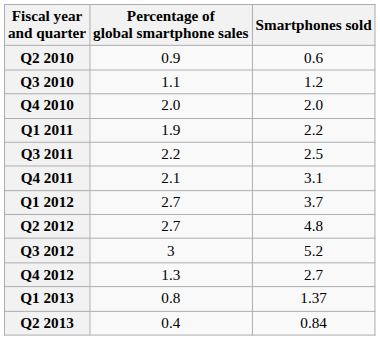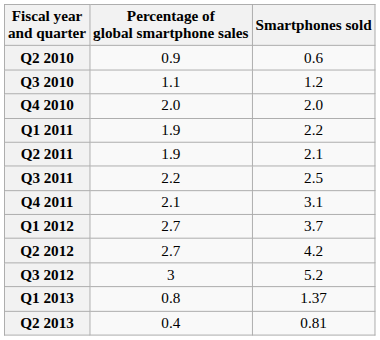+ row: (47, 154)
(314, 226) 4.8 -> (314, 250) 4.2
- row: (47, 274)
(314, 322) 0.84 -> (314, 322) 0.81
